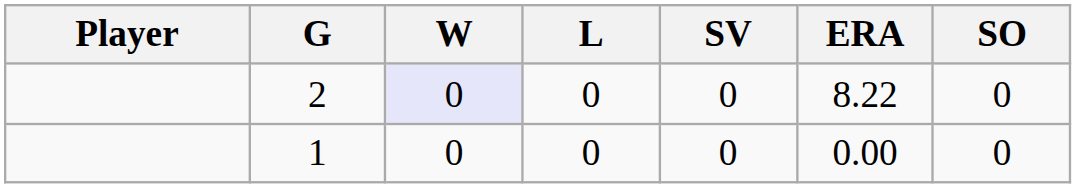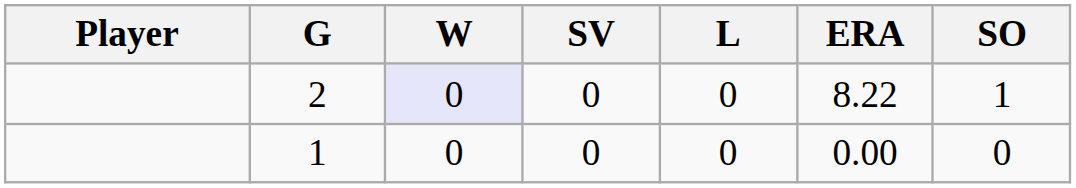columns swapped: (591, 34) <-> (728, 34)
(1002, 93) 0 -> (1002, 93) 1
